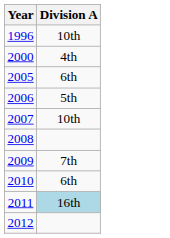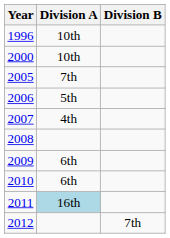+ column: (133, 14)
(69, 56) 4th -> (69, 56) 10th
(69, 77) 6th -> (69, 77) 7th
(69, 118) 10th -> (69, 118) 4th
(69, 160) 7th -> (69, 160) 6th
